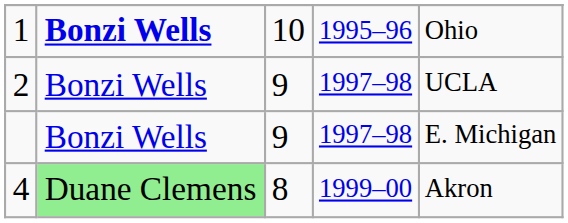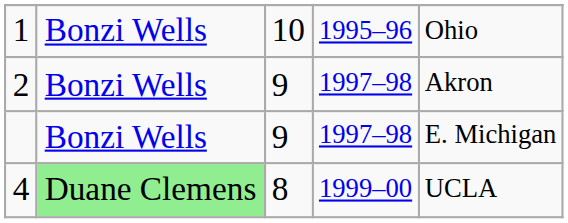(128, 30) bold -> (126, 30) normal
(461, 83) UCLA -> (459, 83) Akron
(459, 189) Akron -> (461, 189) UCLA
